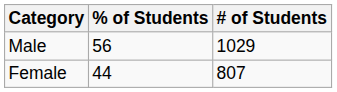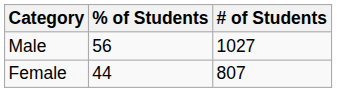(236, 45) 1029 -> (236, 45) 1027
